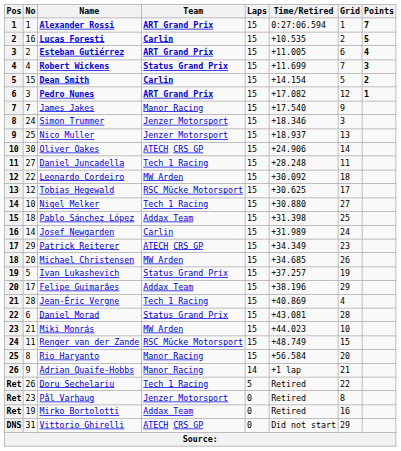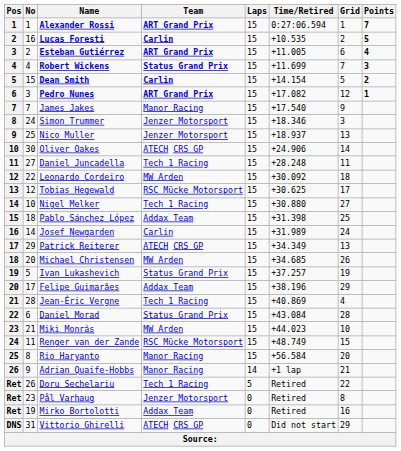(345, 246) 23 -> (345, 246) 13
(289, 315) +43.081 -> (289, 315) +43.084
